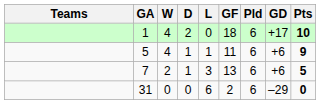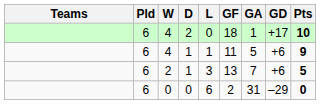columns swapped: (253, 14) <-> (145, 14)
